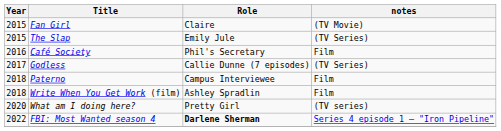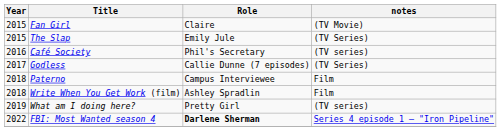(324, 52) Film -> (341, 52) (TV series)
(16, 106) 2020 -> (16, 106) 2019
